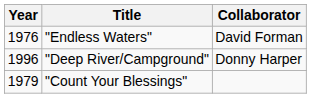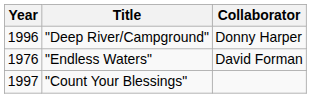rows swapped: (98, 37) <-> (127, 59)
(23, 81) 1979 -> (23, 81) 1997
